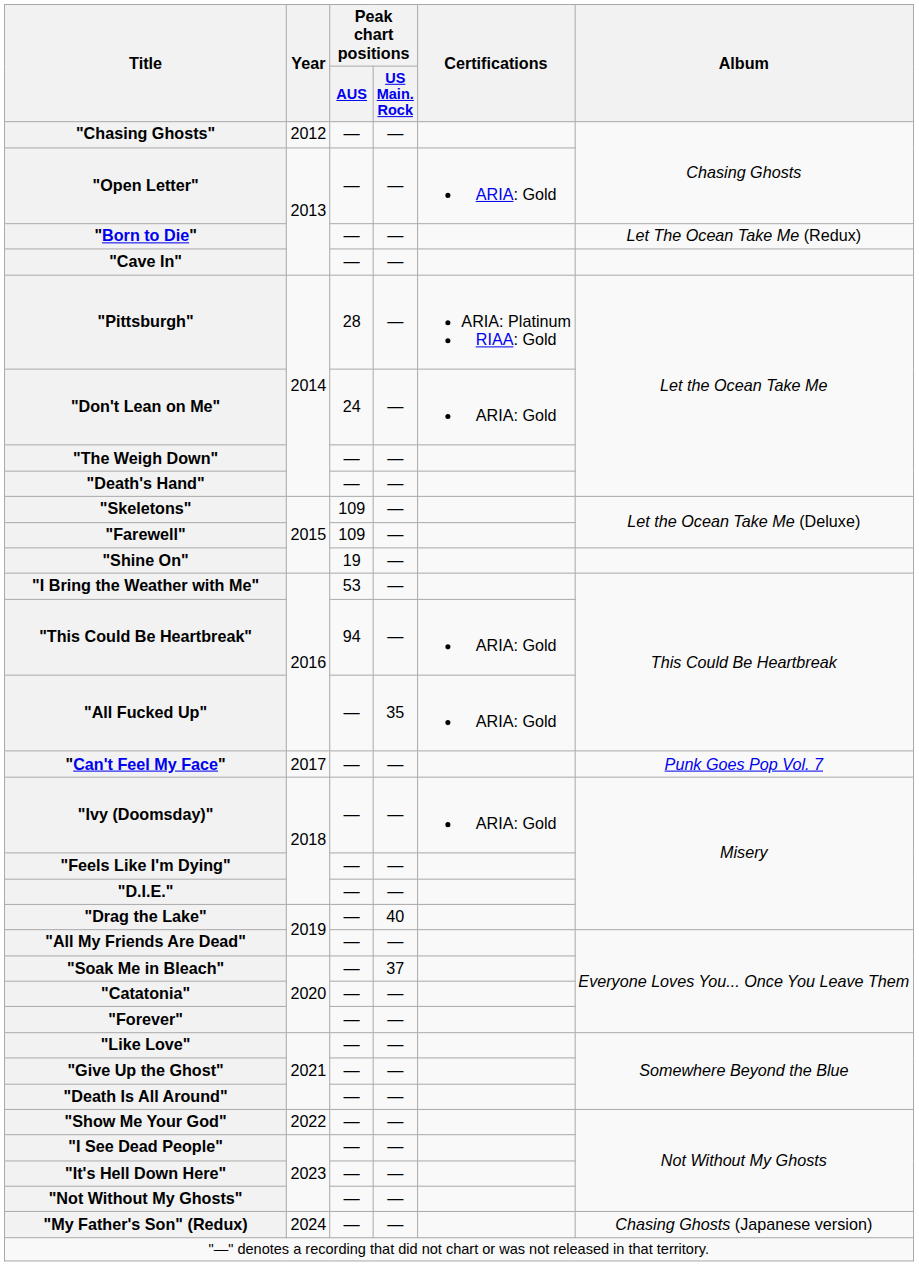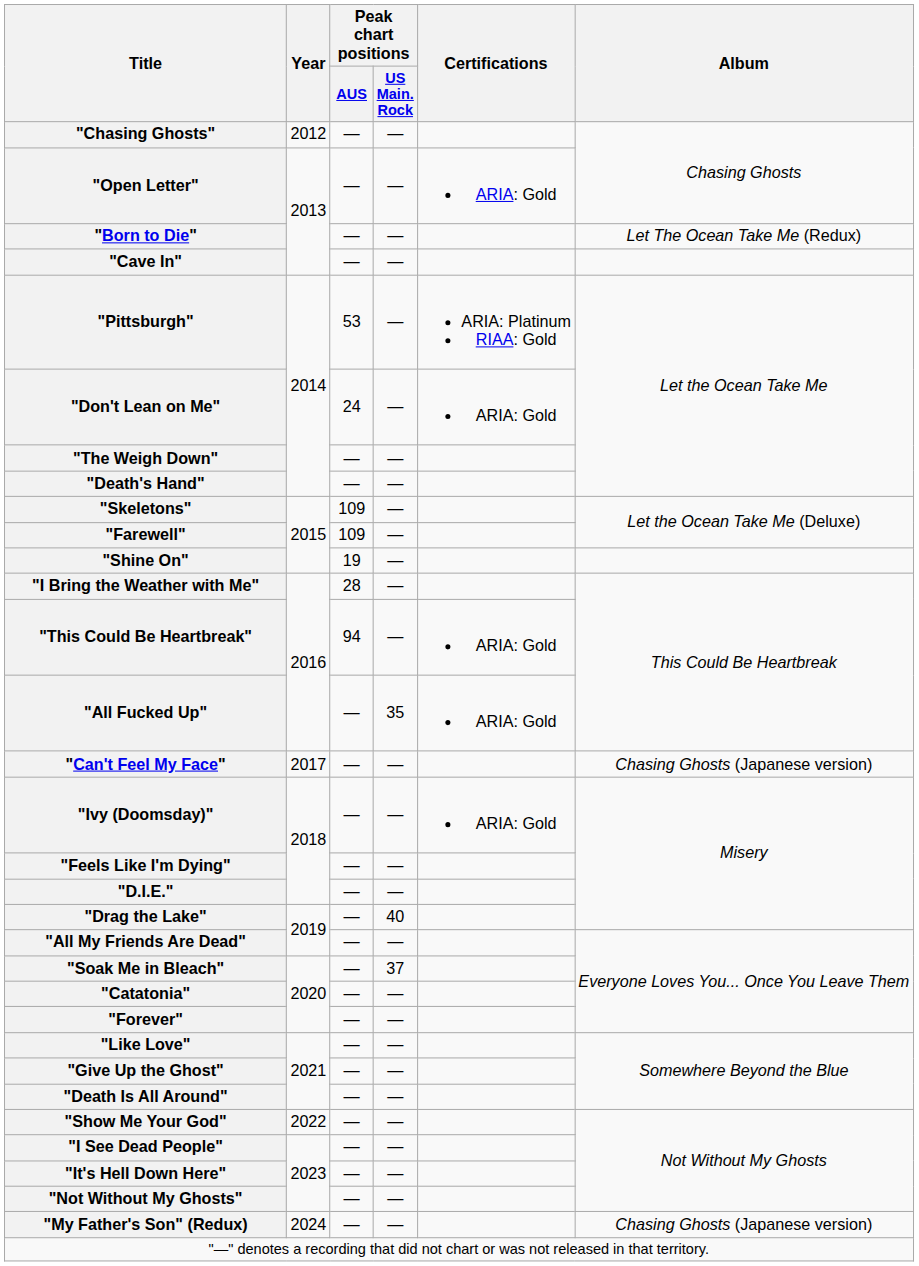(352, 321) 28 -> (352, 321) 53
(352, 586) 53 -> (352, 586) 28
(744, 764) Punk Goes Pop Vol. 7 -> (744, 764) Chasing Ghosts (Japanese version)
